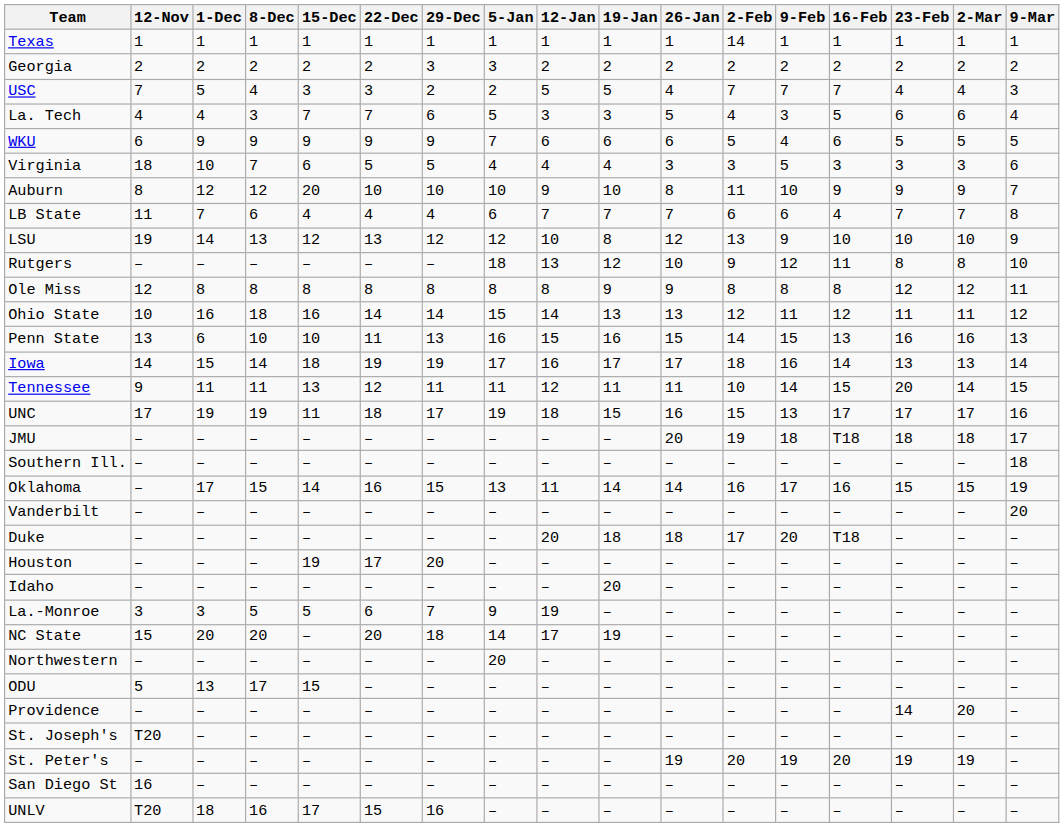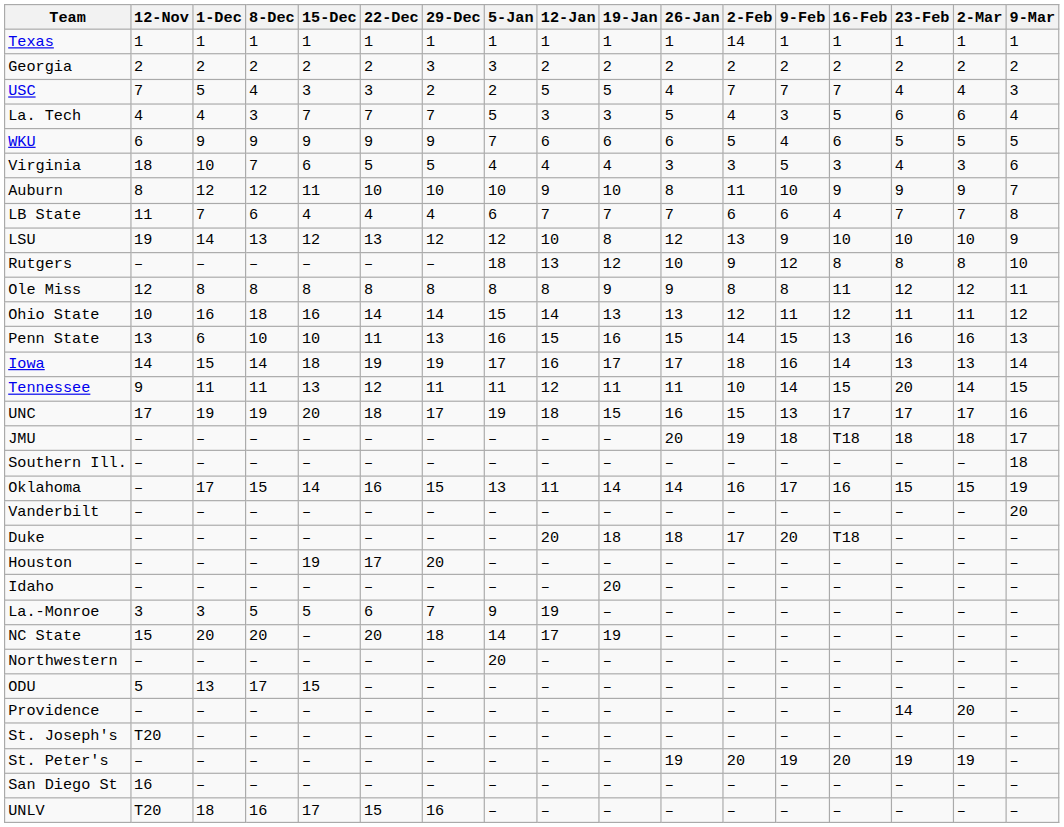(430, 116) 6 -> (430, 116) 7
(899, 166) 3 -> (899, 166) 4
(311, 191) 20 -> (311, 191) 11
(842, 265) 11 -> (837, 265) 8
(837, 290) 8 -> (842, 290) 11
(311, 414) 11 -> (311, 414) 20
